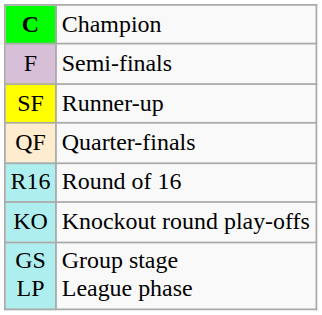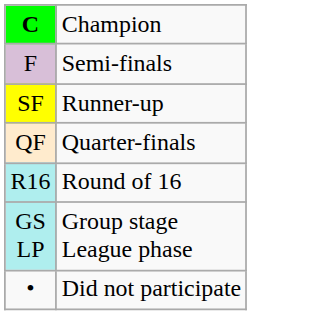- row: (30, 221)
+ row: (30, 288)
